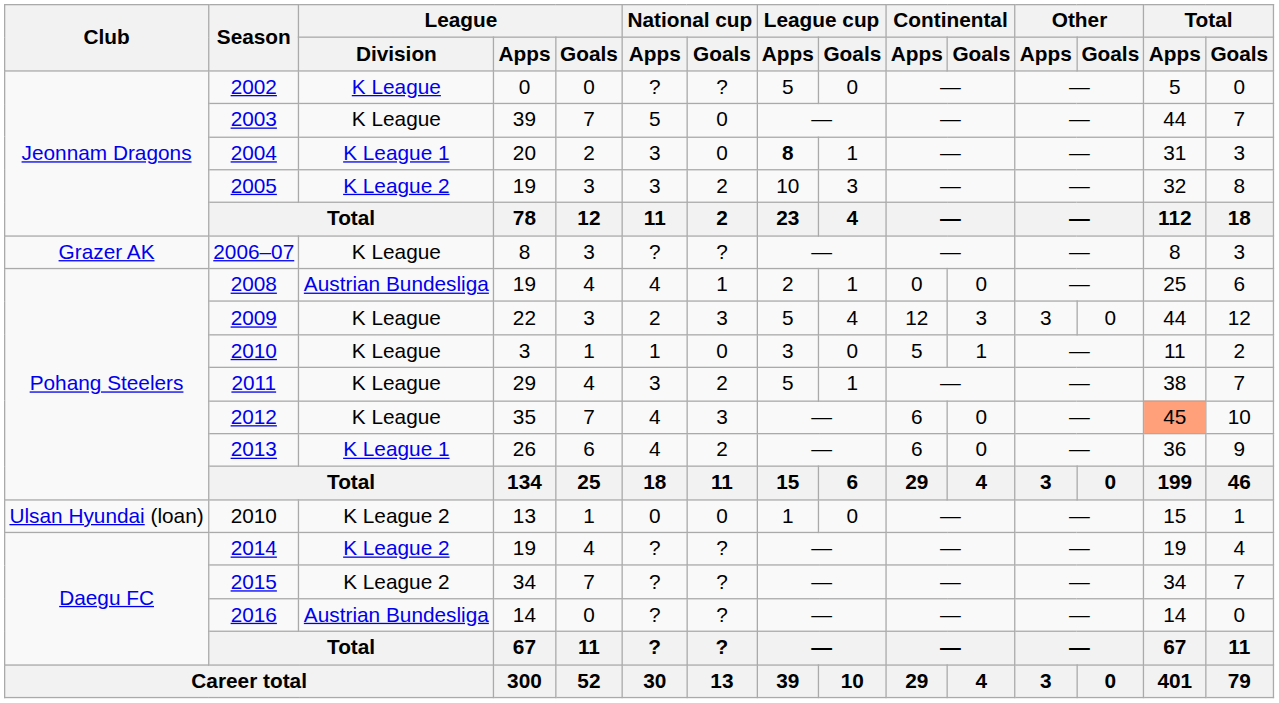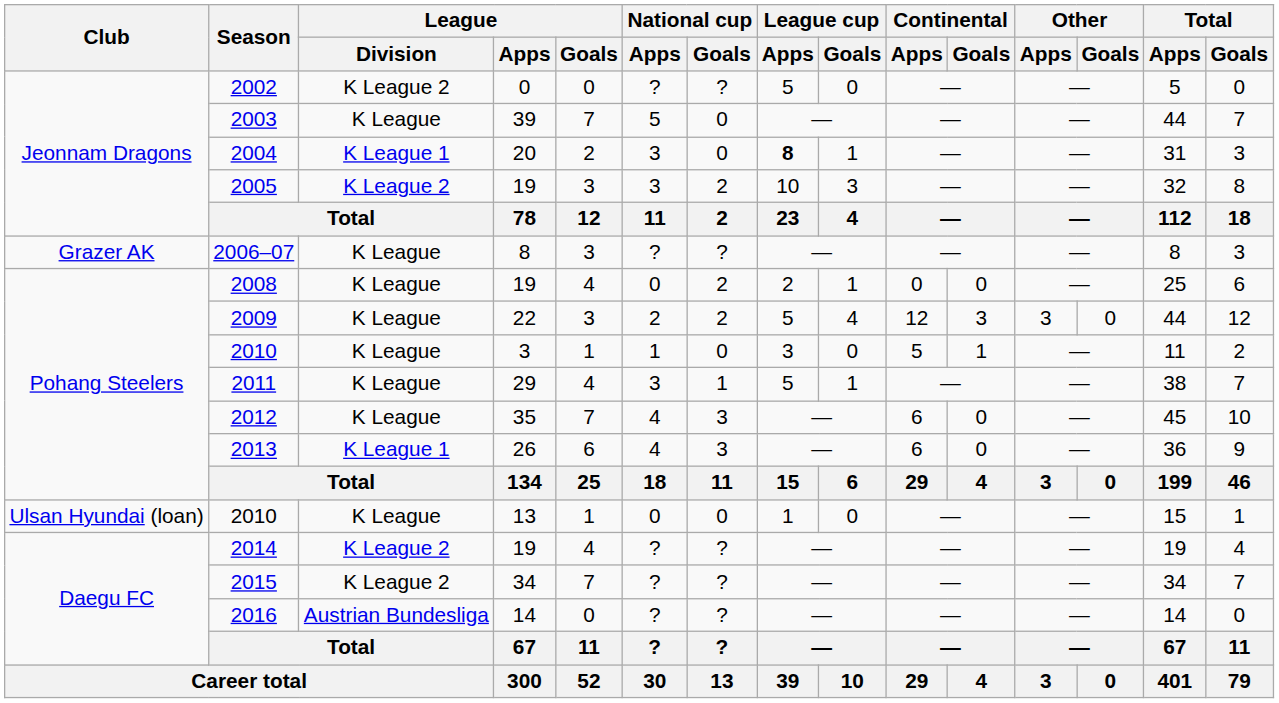(396, 86) K League -> (396, 86) K League 2
(396, 284) Austrian Bundesliga -> (396, 284) K League
(655, 284) 4 -> (655, 284) 0
(722, 284) 1 -> (722, 284) 2
(722, 317) 3 -> (722, 317) 2
(722, 383) 2 -> (722, 383) 1
(1175, 416) lightsalmon background -> (1175, 416) no background
(722, 449) 2 -> (722, 449) 3
(396, 515) K League 2 -> (396, 515) K League
